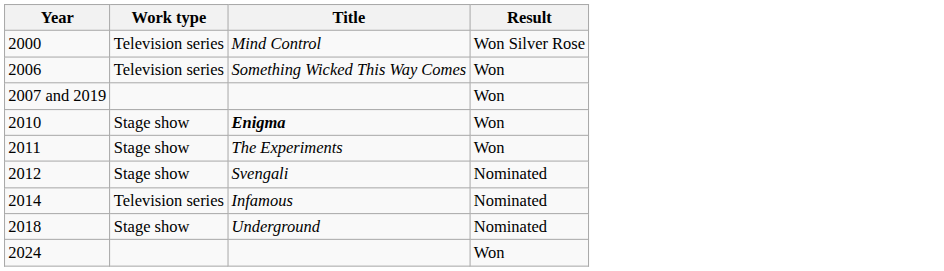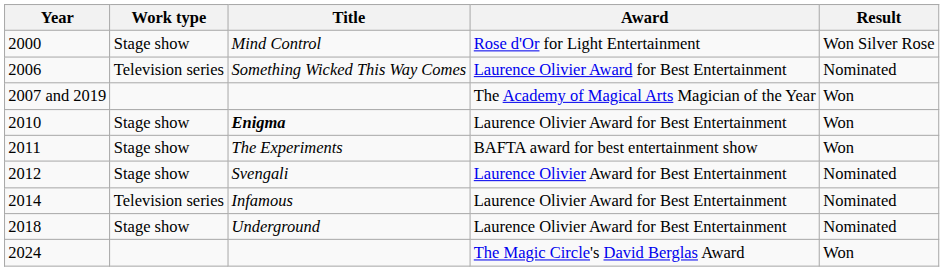+ column: (645, 17)
(169, 43) Television series -> (152, 43) Stage show
(489, 69) Won -> (860, 69) Nominated
